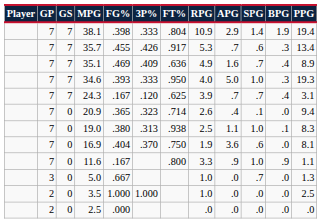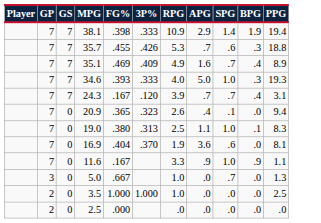- column: (174, 13)
(305, 47) 13.4 -> (277, 47) 18.8
